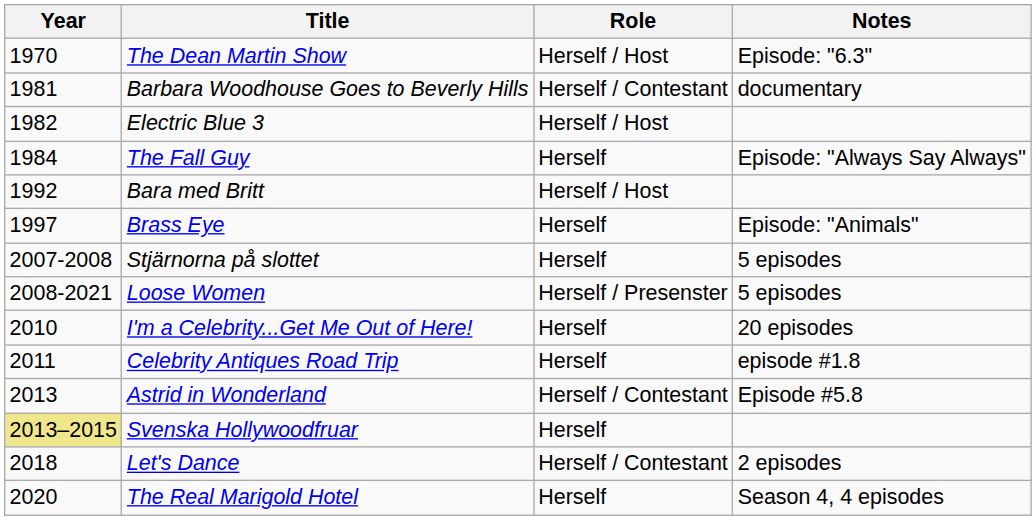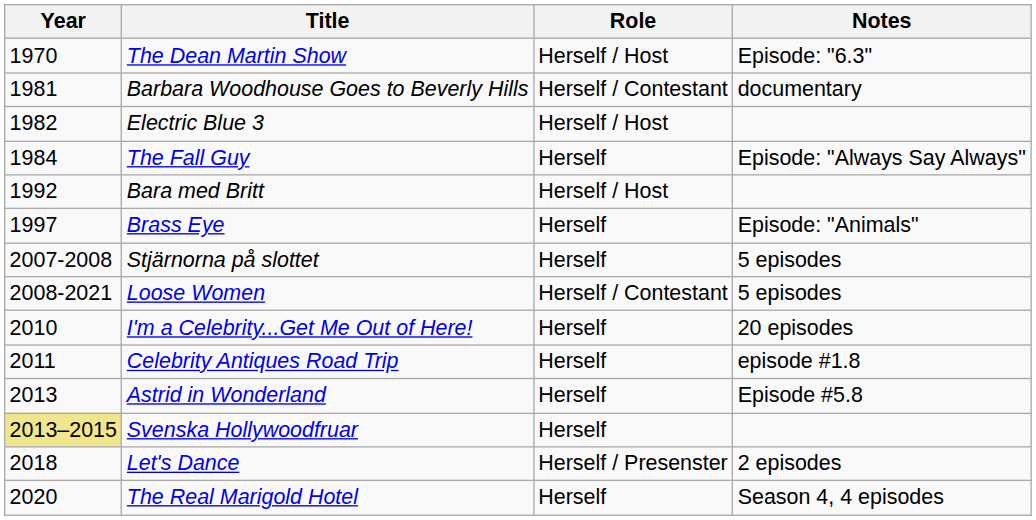(633, 293) Herself / Presenster -> (633, 293) Herself / Contestant
(633, 395) Herself / Contestant -> (572, 395) Herself
(633, 463) Herself / Contestant -> (633, 463) Herself / Presenster
